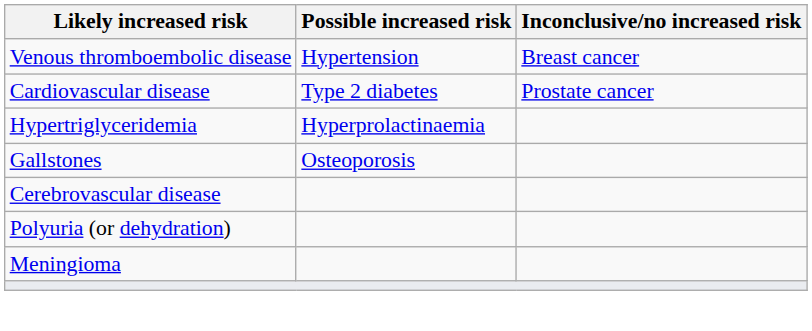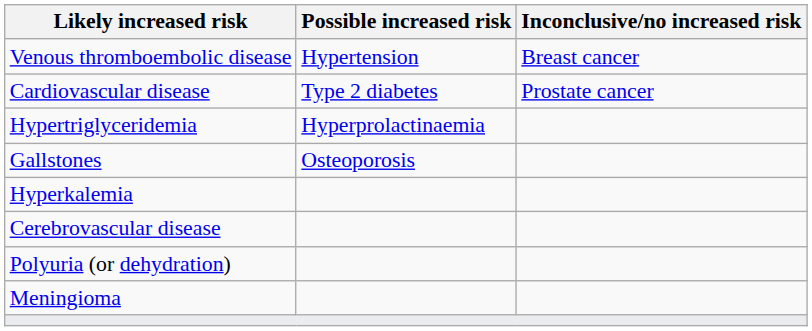+ row: (71, 194)
